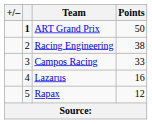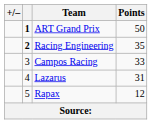(27, 45) normal -> (27, 45) bold
(140, 45) 38 -> (140, 45) 35
(140, 77) 16 -> (140, 77) 31
